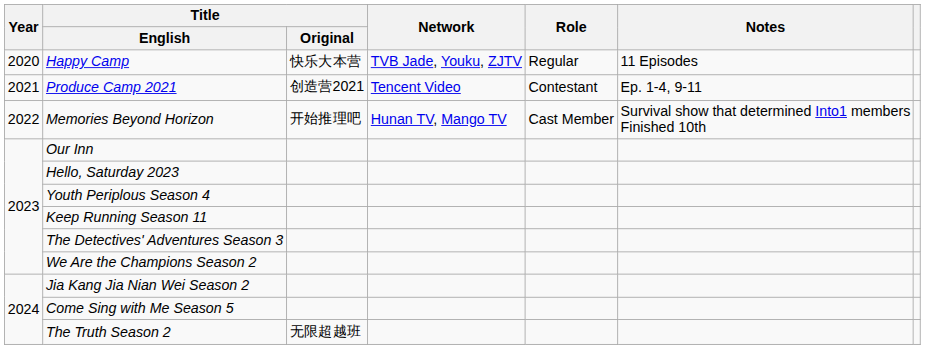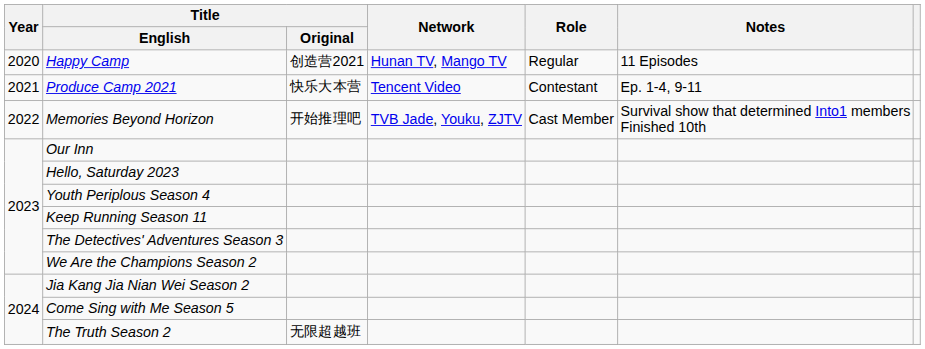(325, 61) 快乐大本营 -> (327, 61) 创造营2021
(446, 62) TVB Jade, Youku, ZJTV -> (439, 62) Hunan TV, Mango TV
(327, 87) 创造营2021 -> (325, 87) 快乐大本营
(439, 119) Hunan TV, Mango TV -> (446, 119) TVB Jade, Youku, ZJTV
